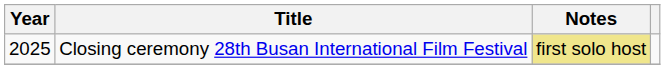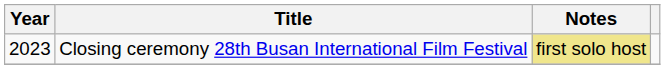(30, 49) 2025 -> (30, 49) 2023
